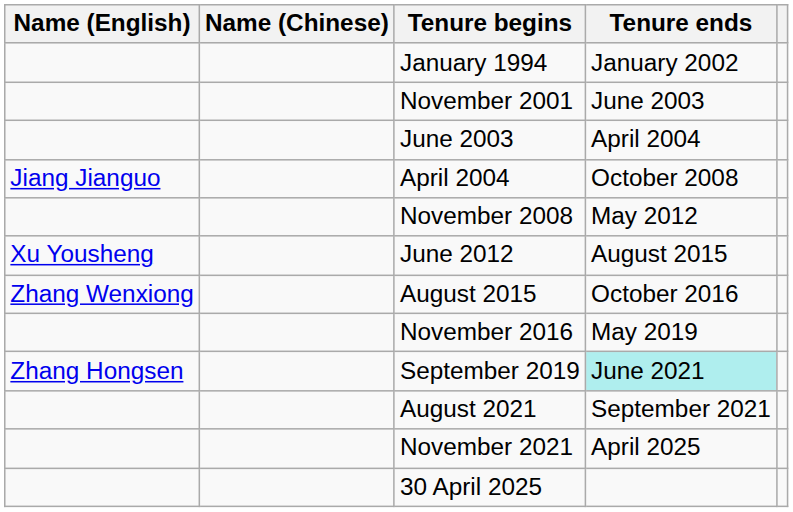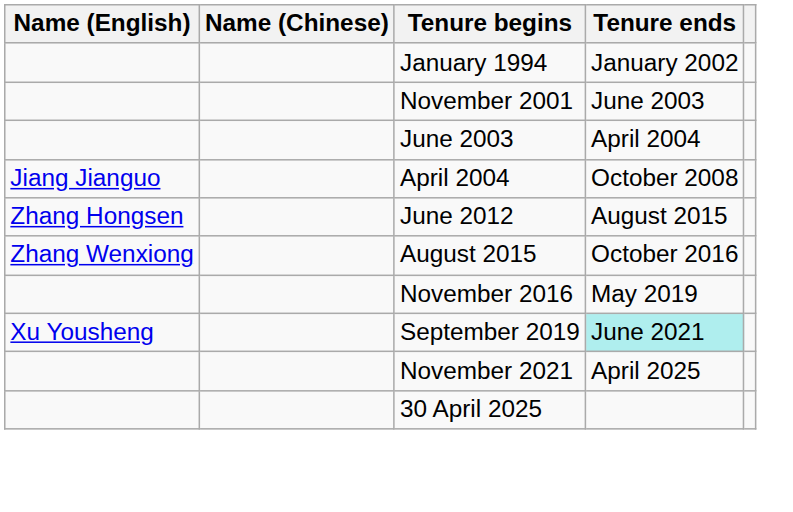- row: (487, 216)
(82, 255) Xu Yousheng -> (97, 216) Zhang Hongsen
(97, 370) Zhang Hongsen -> (82, 332) Xu Yousheng
- row: (468, 409)
